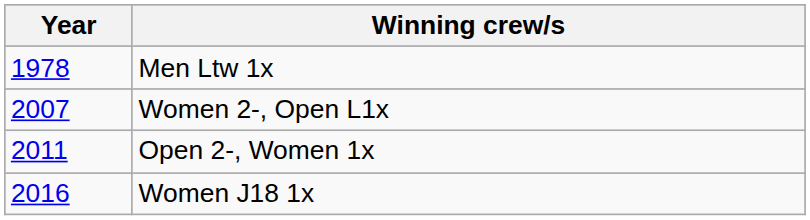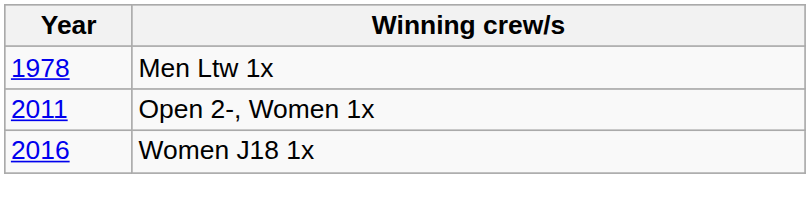- row: (264, 109)
